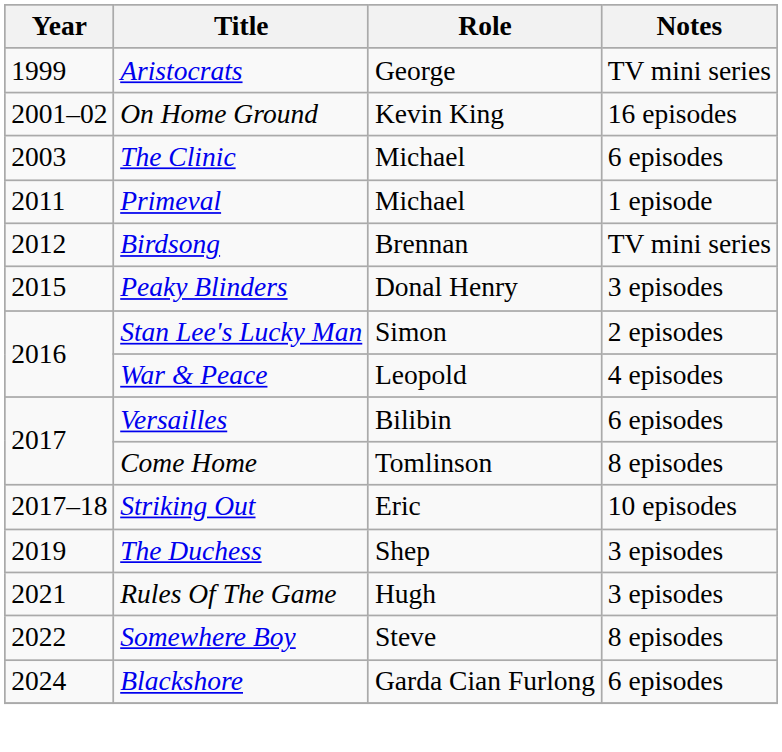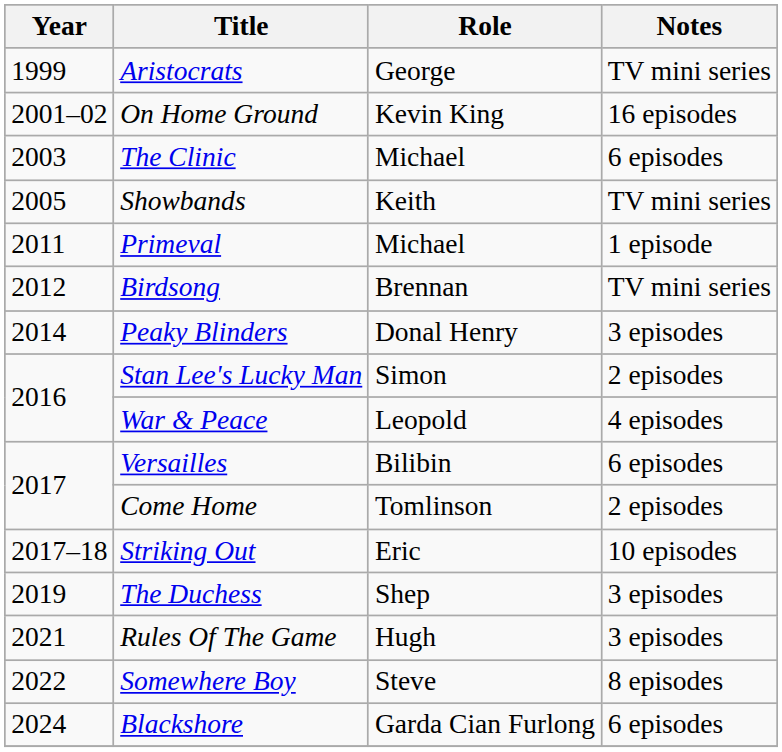+ row: (183, 200)
(39, 288) 2015 -> (39, 331) 2014
(665, 462) 8 episodes -> (665, 506) 2 episodes
